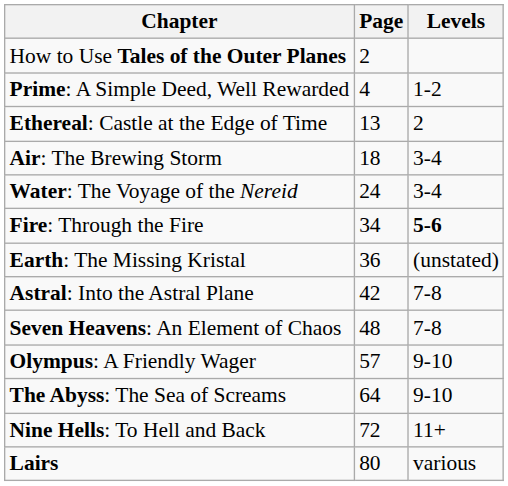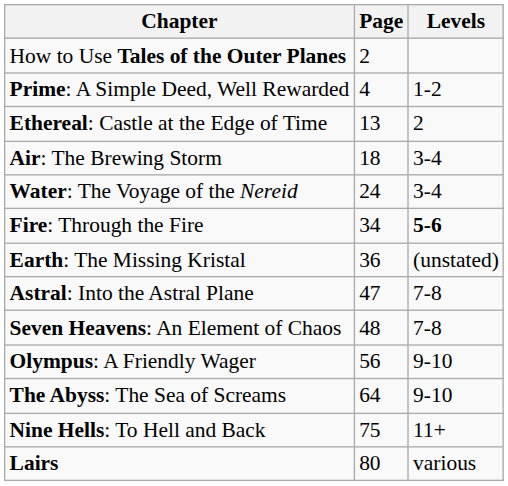(370, 293) 42 -> (370, 293) 47
(370, 361) 57 -> (370, 361) 56
(370, 429) 72 -> (370, 429) 75
